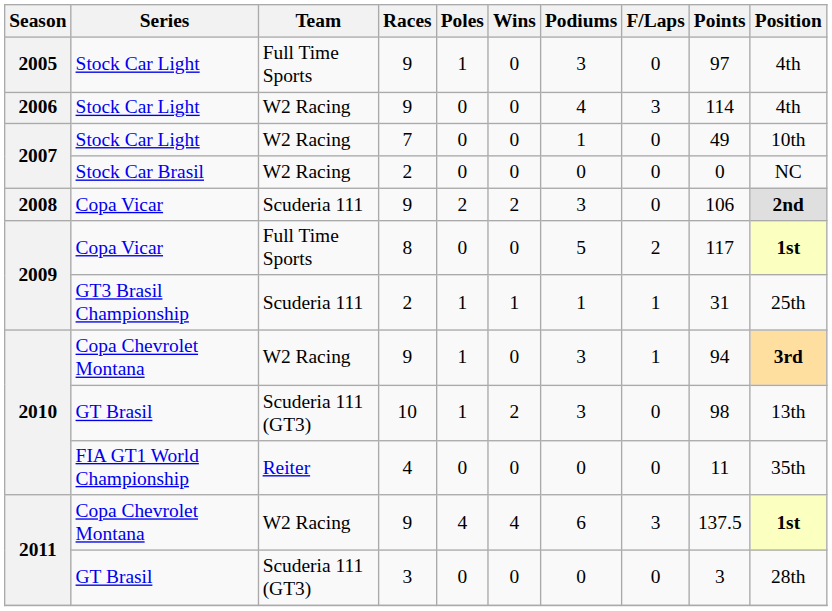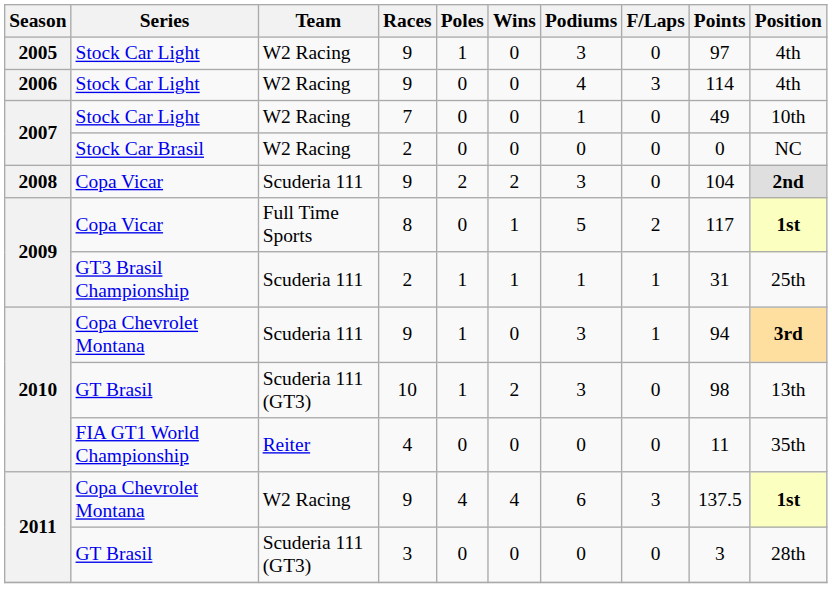(301, 64) Full Time Sports -> (307, 52) W2 Racing
(720, 204) 106 -> (720, 181) 104
(514, 247) 0 -> (514, 224) 1
(307, 357) W2 Racing -> (313, 334) Scuderia 111
